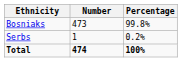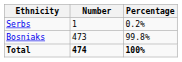rows swapped: (26, 24) <-> (18, 37)
